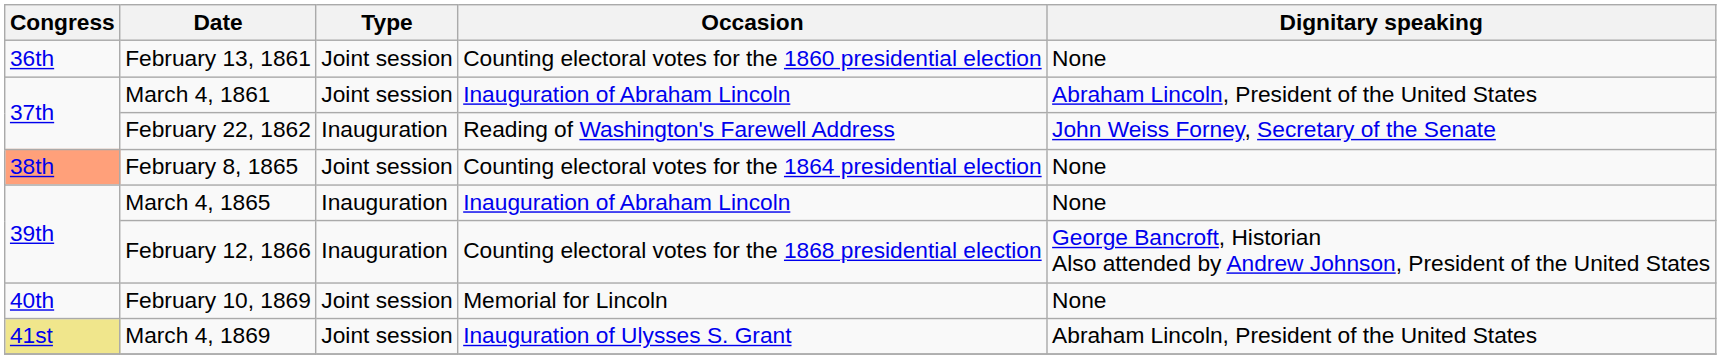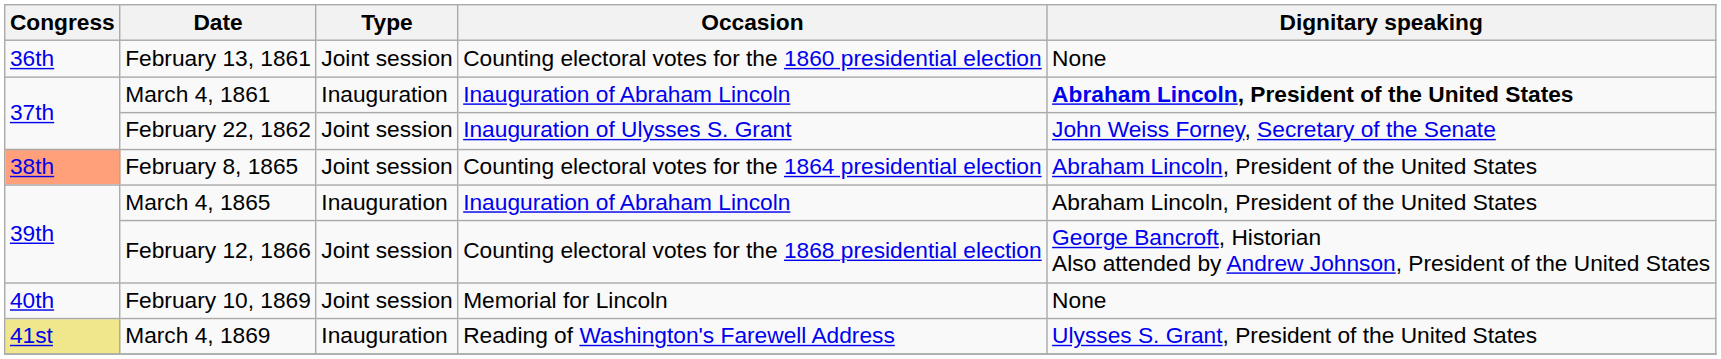(387, 94) Joint session -> (385, 94) Inauguration
(1295, 94) normal -> (1313, 94) bold
(385, 130) Inauguration -> (387, 130) Joint session
(679, 130) Reading of Washington's Farewell Address -> (627, 130) Inauguration of Ulysses S. Grant
(1079, 166) None -> (1295, 166) Abraham Lincoln, President of the United States
(1079, 202) None -> (1295, 202) Abraham Lincoln, President of the United States
(385, 251) Inauguration -> (387, 251) Joint session
(387, 336) Joint session -> (385, 336) Inauguration
(627, 336) Inauguration of Ulysses S. Grant -> (679, 336) Reading of Washington's Farewell Address
(1295, 336) Abraham Lincoln, President of the United States -> (1295, 336) Ulysses S. Grant, President of the United States
